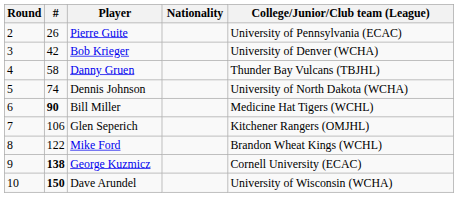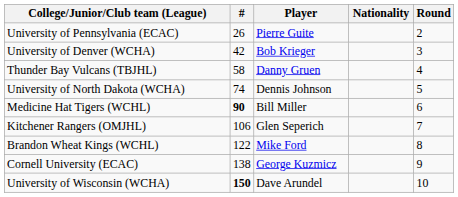columns swapped: (24, 13) <-> (341, 13)
(56, 164) bold -> (242, 164) normal
